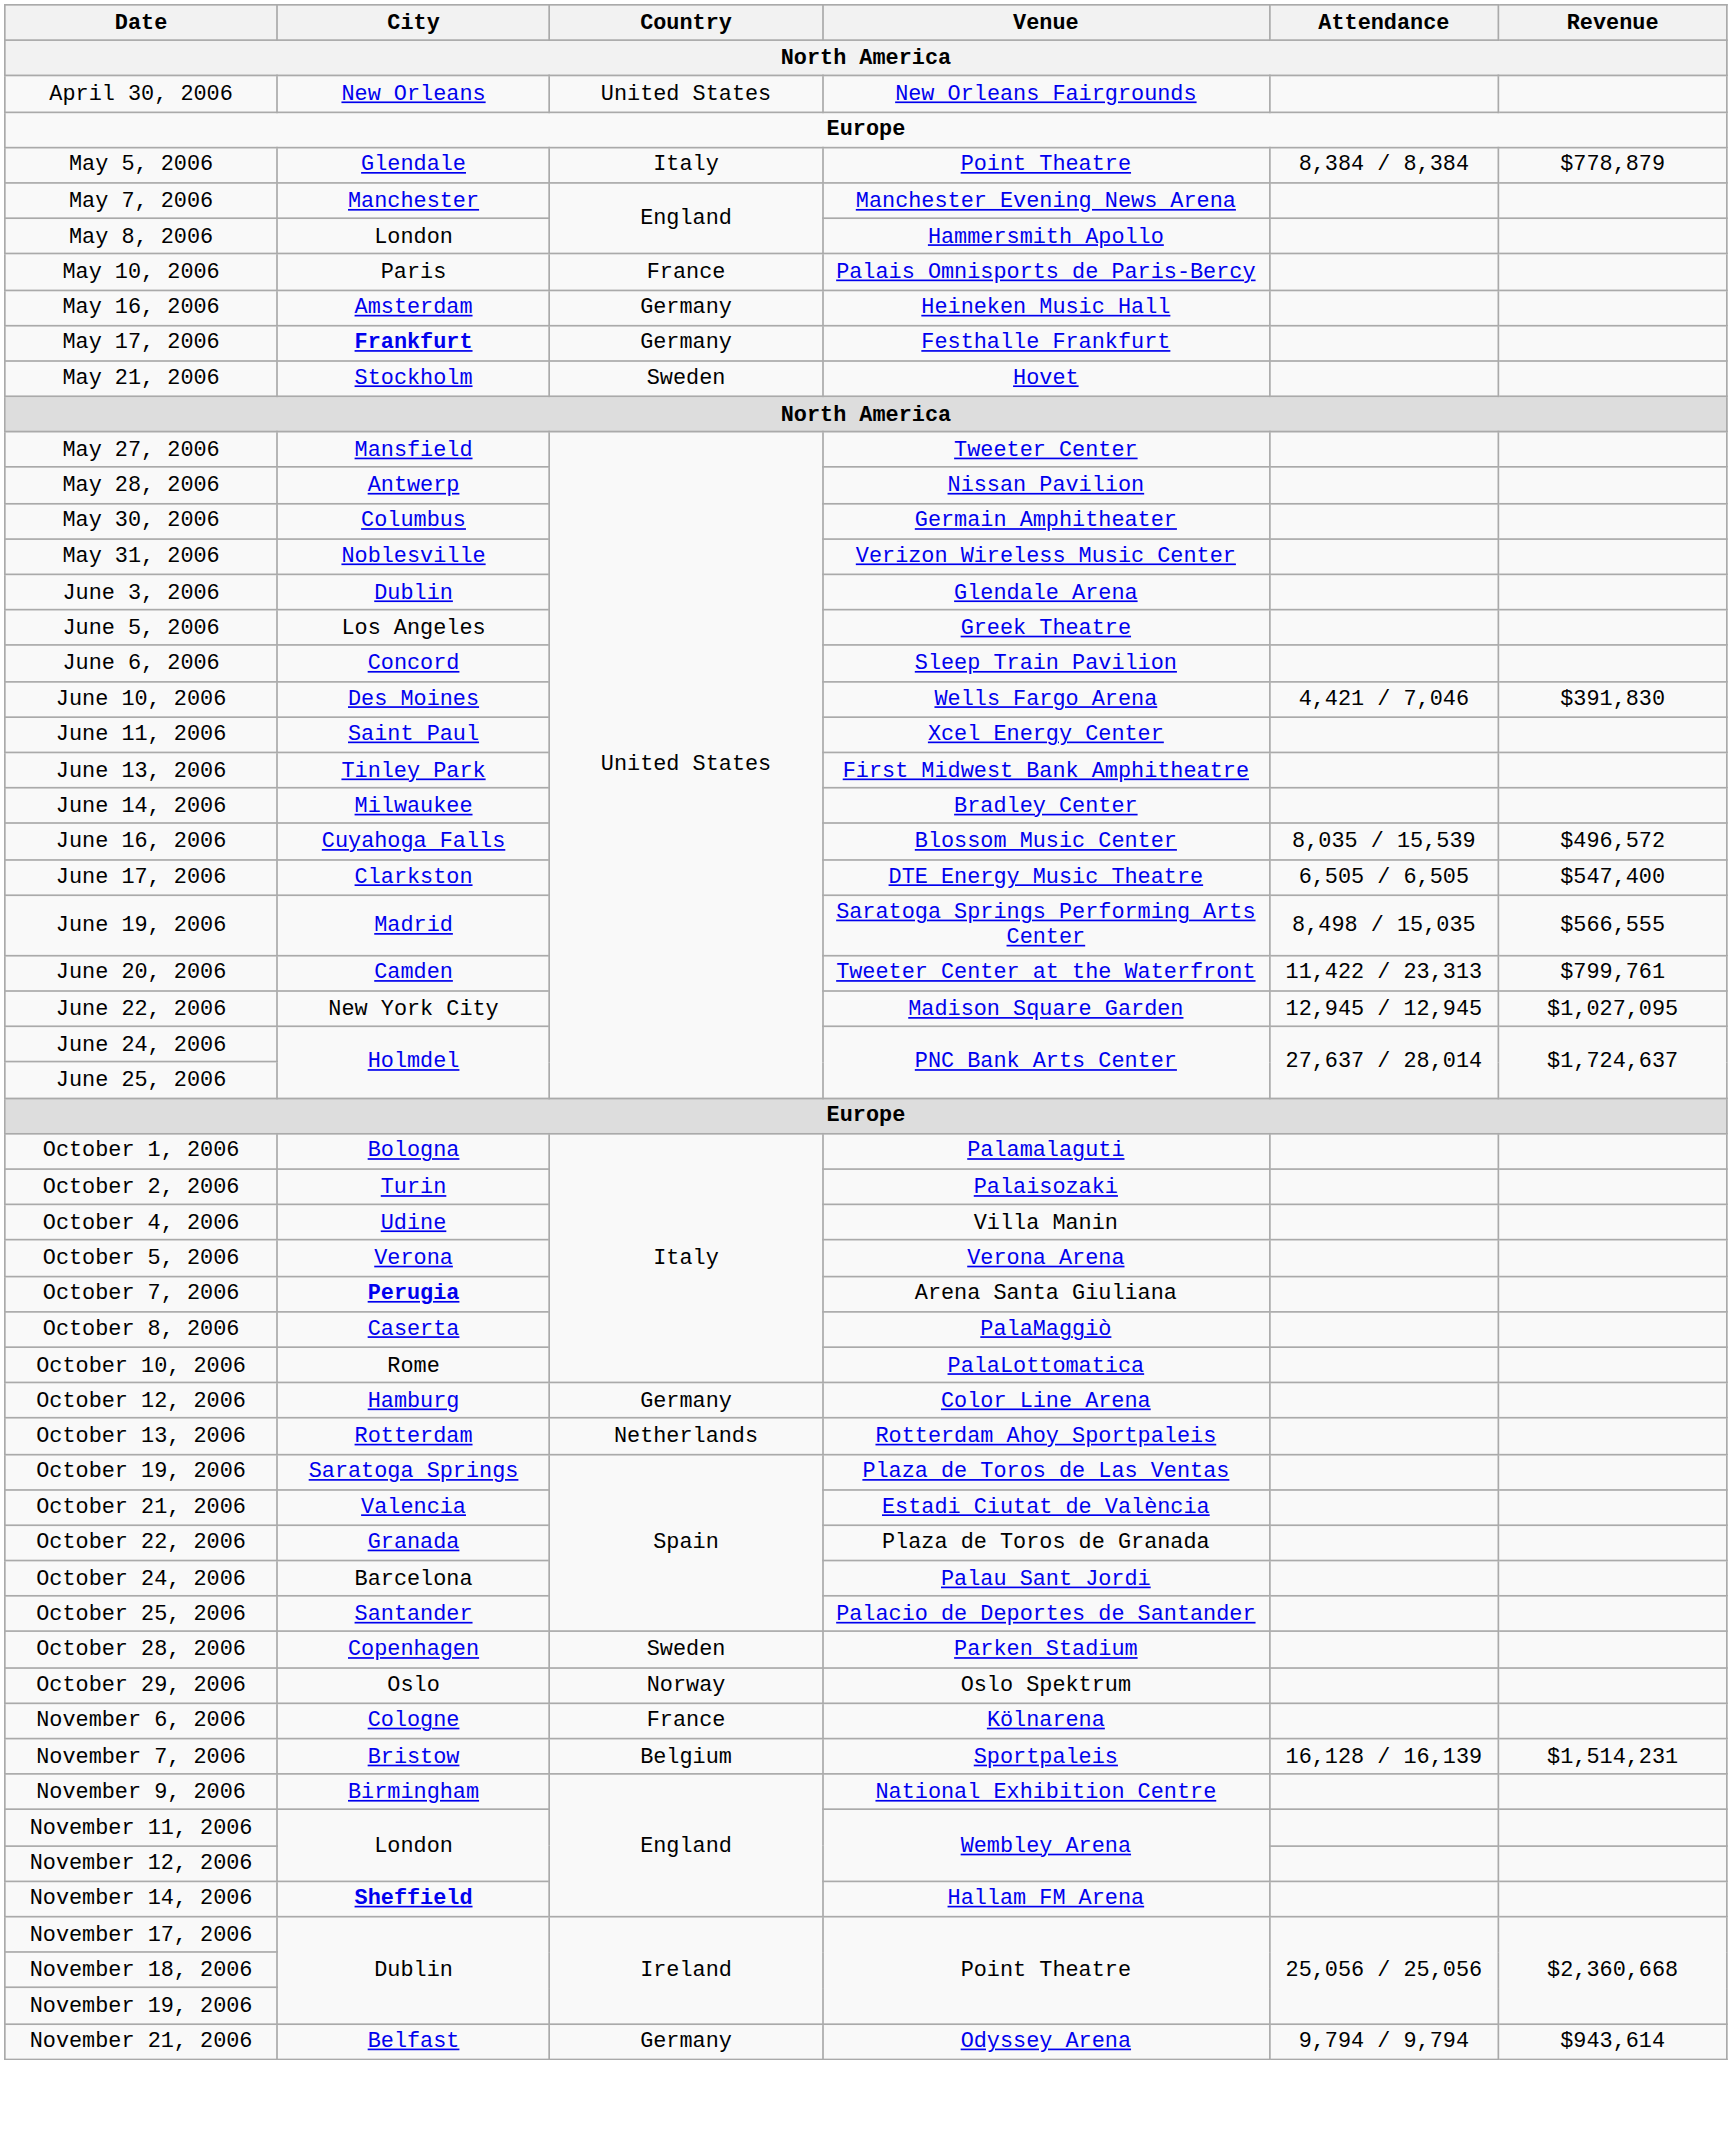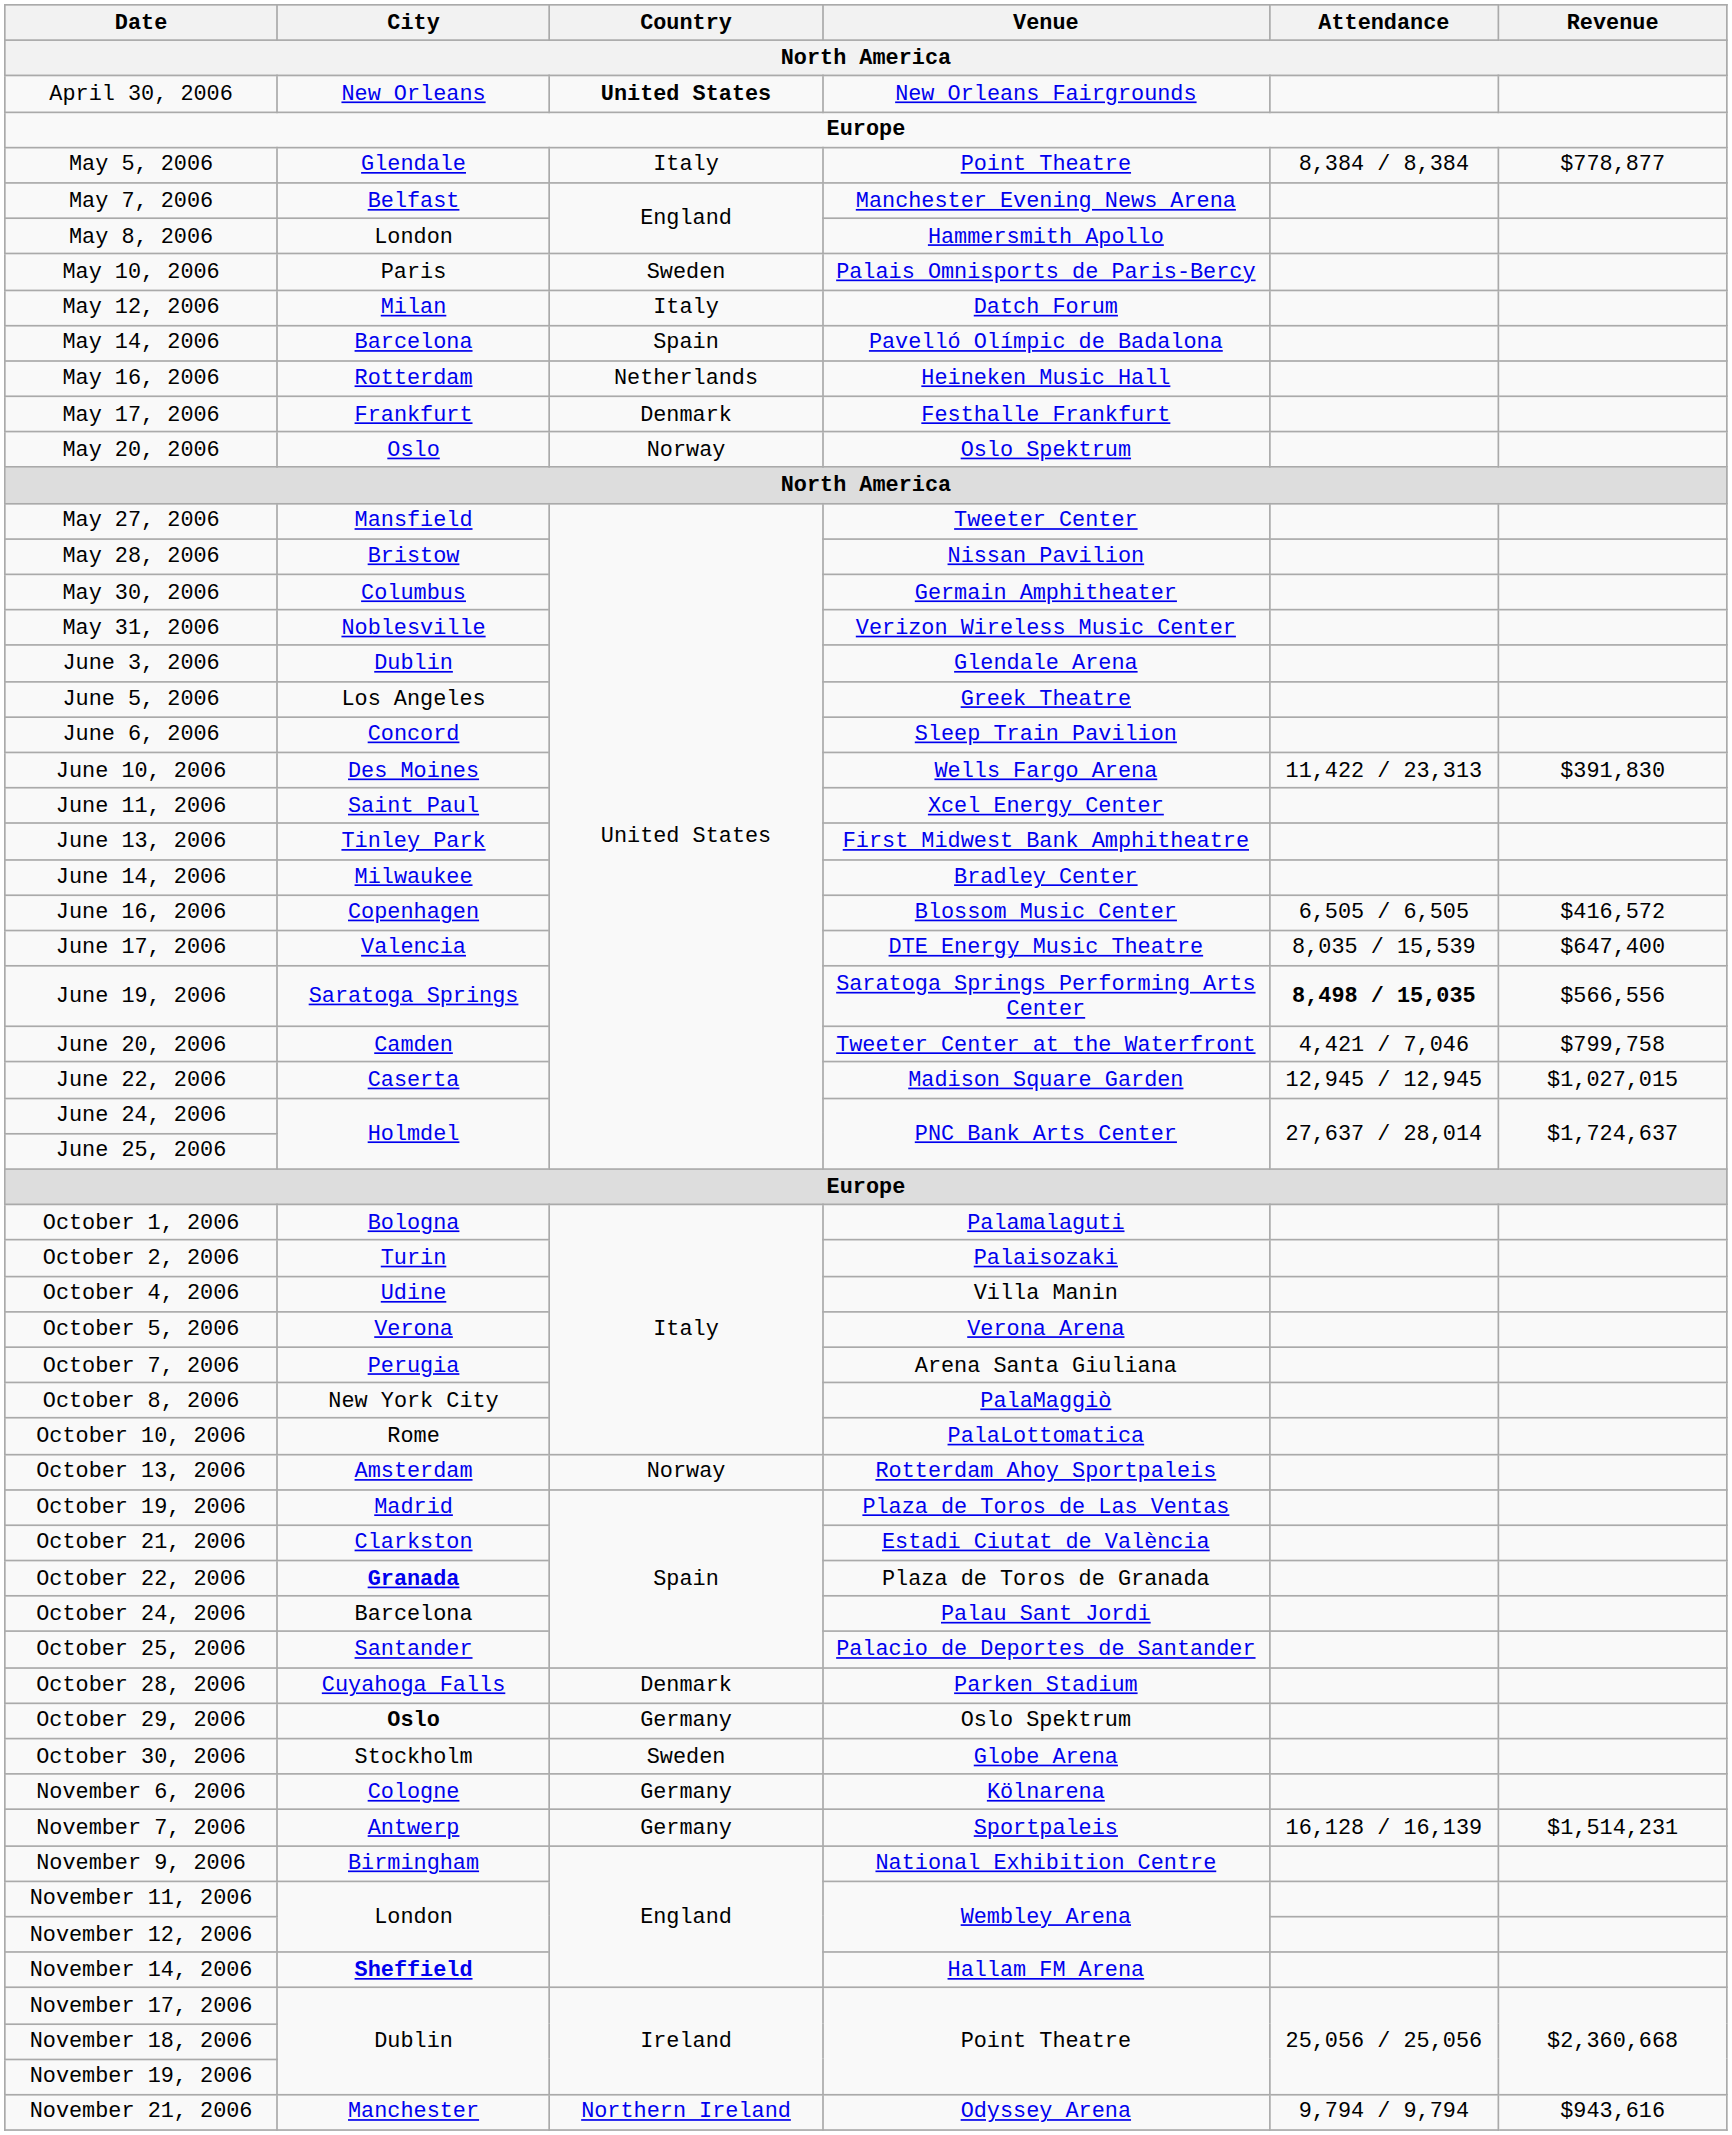(686, 94) normal -> (686, 94) bold
(1613, 165) $778,879 -> (1613, 165) $778,877
(414, 201) Manchester -> (414, 201) Belfast
(686, 272) France -> (686, 272) Sweden
+ row: (141, 307)
+ row: (141, 343)
(414, 307) Amsterdam -> (414, 379) Rotterdam
(686, 307) Germany -> (686, 379) Netherlands
(414, 343) bold -> (414, 414) normal
(686, 343) Germany -> (686, 414) Denmark
+ row: (141, 450)
- row: (141, 379)
(414, 485) Antwerp -> (414, 557) Bristow
(1384, 699) 4,421 / 7,046 -> (1384, 770) 11,422 / 23,313
(414, 841) Cuyahoga Falls -> (414, 913) Copenhagen
(1384, 841) 8,035 / 15,539 -> (1384, 913) 6,505 / 6,505
(1613, 841) $496,572 -> (1613, 913) $416,572
(414, 877) Clarkston -> (414, 948) Valencia
(1384, 877) 6,505 / 6,505 -> (1384, 948) 8,035 / 15,539
(1613, 877) $547,400 -> (1613, 948) $647,400
(414, 925) Madrid -> (414, 996) Saratoga Springs
(1384, 925) normal -> (1384, 996) bold
(1613, 925) $566,555 -> (1613, 996) $566,556
(1384, 973) 11,422 / 23,313 -> (1384, 1044) 4,421 / 7,046
(1613, 973) $799,761 -> (1613, 1044) $799,758
(414, 1009) New York City -> (414, 1080) Caserta
(1613, 1009) $1,027,095 -> (1613, 1080) $1,027,015
(414, 1294) bold -> (414, 1365) normal
(414, 1329) Caserta -> (414, 1400) New York City
- row: (141, 1400)
(414, 1436) Rotterdam -> (414, 1472) Amsterdam
(686, 1436) Netherlands -> (686, 1472) Norway
(414, 1472) Saratoga Springs -> (414, 1507) Madrid
(414, 1507) Valencia -> (414, 1543) Clarkston
(414, 1543) normal -> (414, 1578) bold
(414, 1650) Copenhagen -> (414, 1685) Cuyahoga Falls
(686, 1650) Sweden -> (686, 1685) Denmark
(414, 1685) normal -> (414, 1721) bold
(686, 1685) Norway -> (686, 1721) Germany
+ row: (141, 1756)
(686, 1721) France -> (686, 1792) Germany
(414, 1756) Bristow -> (414, 1828) Antwerp
(686, 1756) Belgium -> (686, 1828) Germany
(414, 2041) Belfast -> (414, 2112) Manchester
(686, 2041) Germany -> (686, 2112) Northern Ireland
(1613, 2041) $943,614 -> (1613, 2112) $943,616
